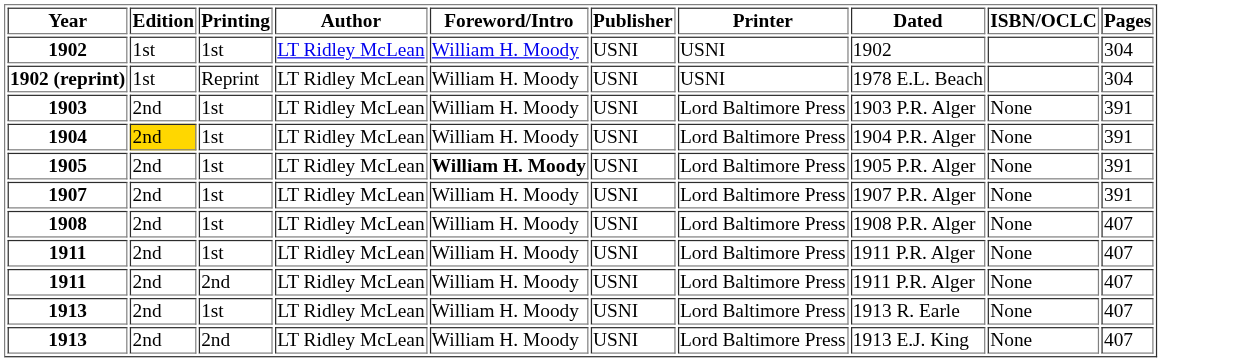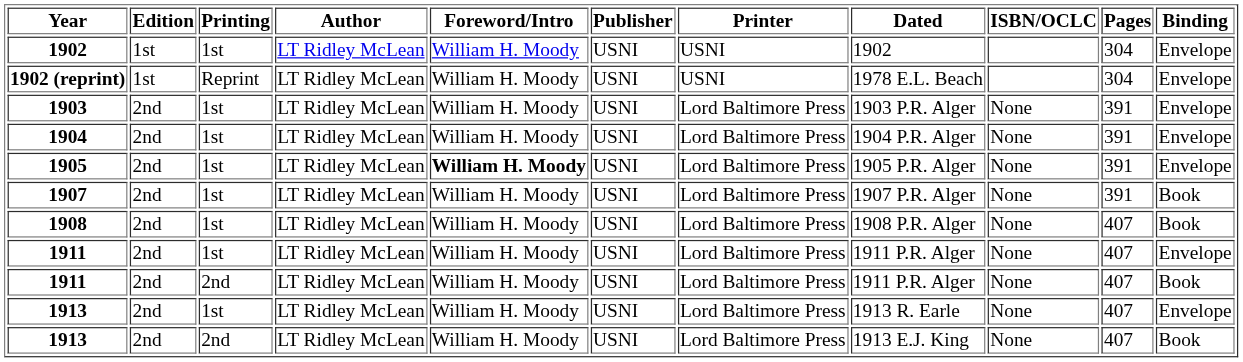+ column: (1195, 20)
(147, 136) gold background -> (147, 136) no background
